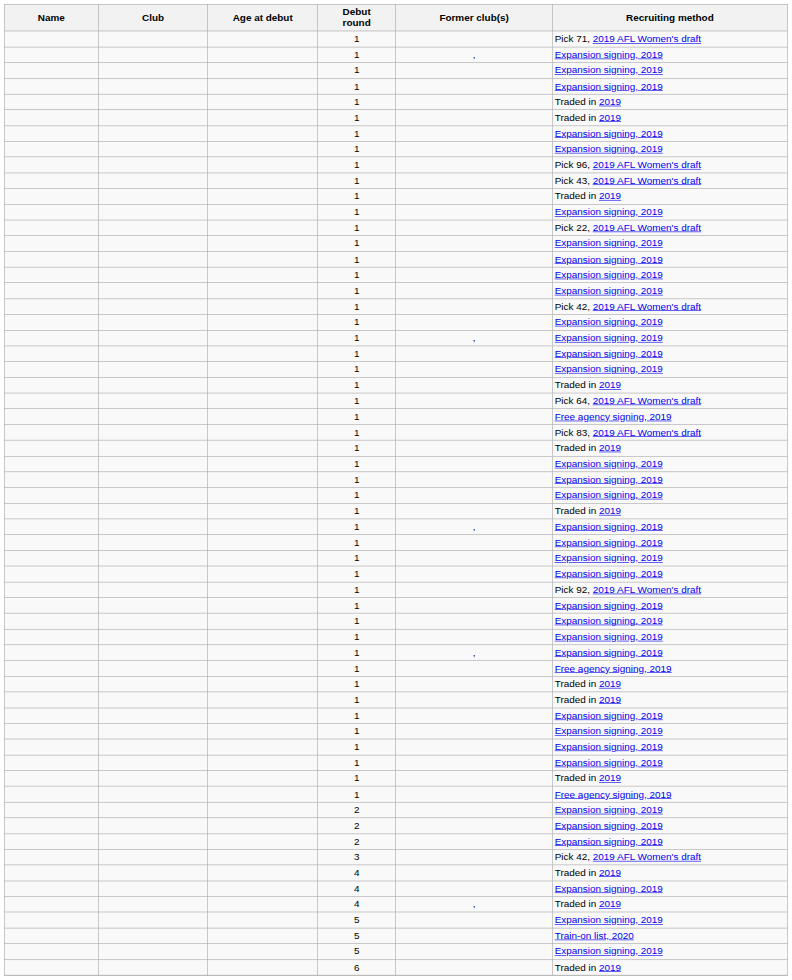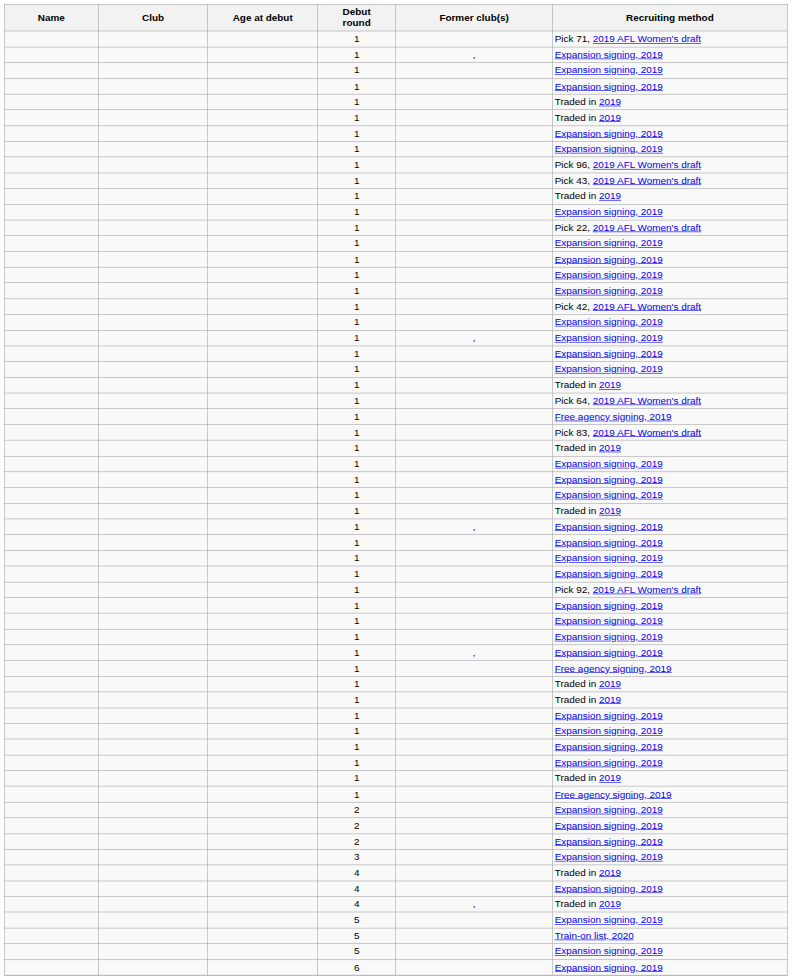(628, 857) Pick 42, 2019 AFL Women's draft -> (609, 857) Expansion signing, 2019
(588, 967) Traded in 2019 -> (609, 967) Expansion signing, 2019
